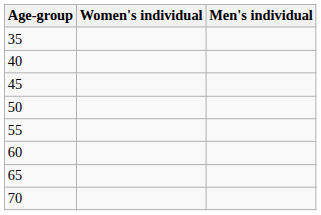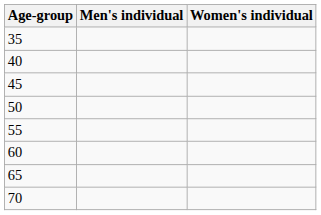columns swapped: (261, 15) <-> (141, 15)
